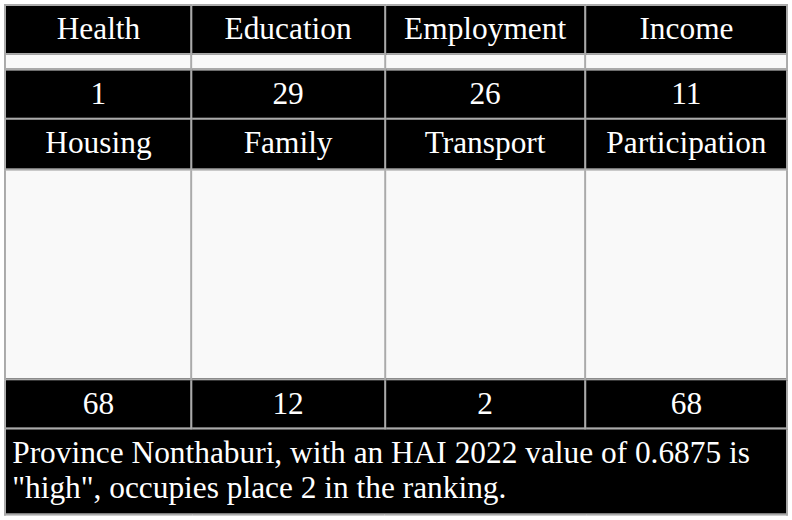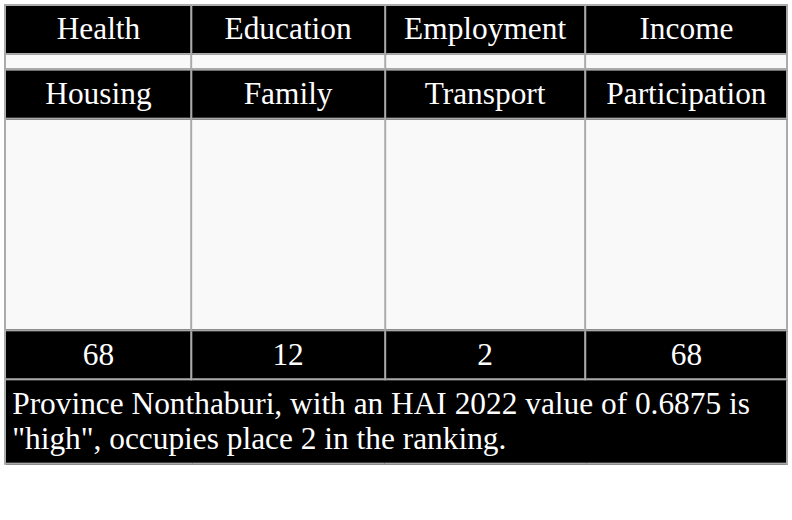- row: (98, 93)
